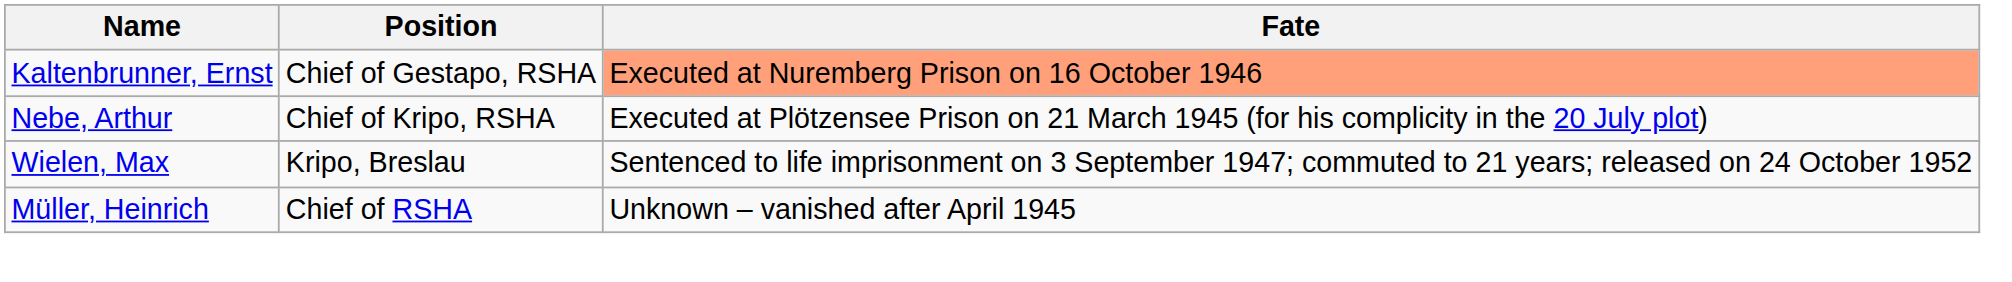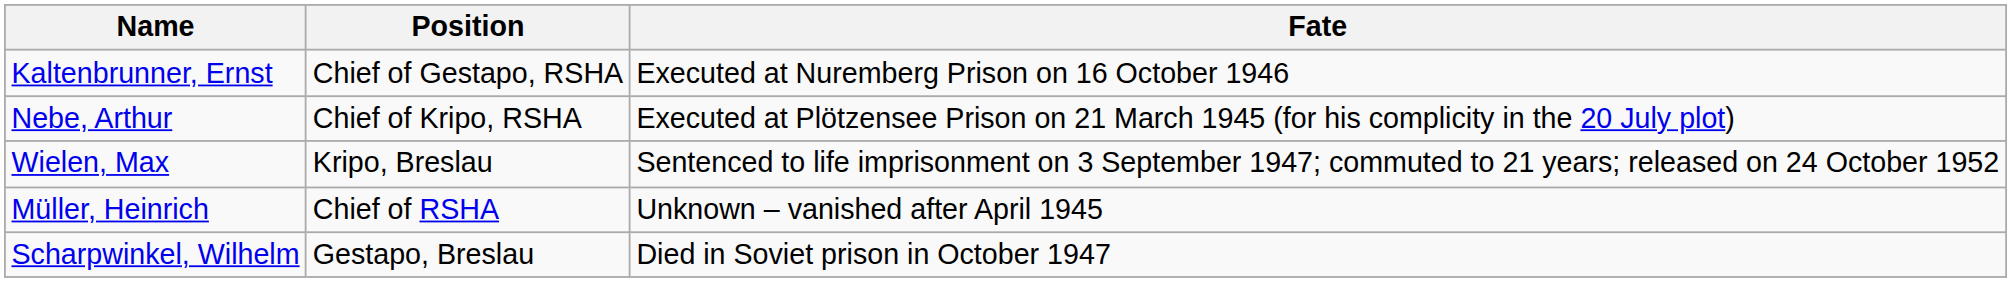(936, 72) lightsalmon background -> (963, 72) no background
+ row: (156, 254)
